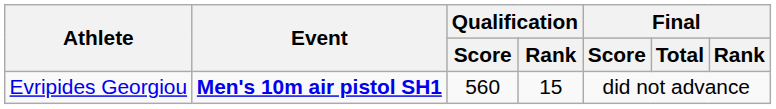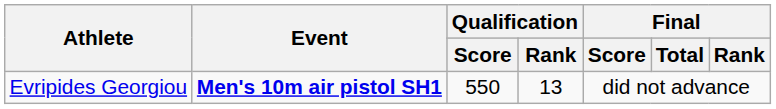(483, 88) 560 -> (483, 88) 550
(551, 88) 15 -> (551, 88) 13
